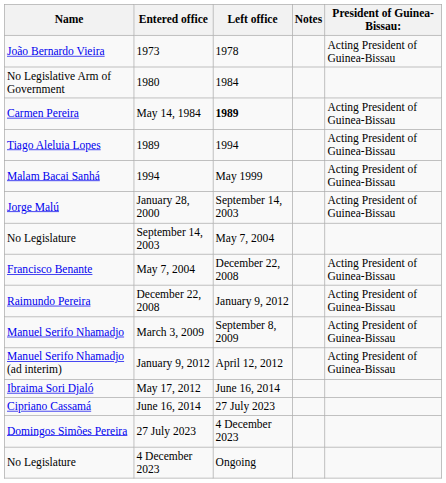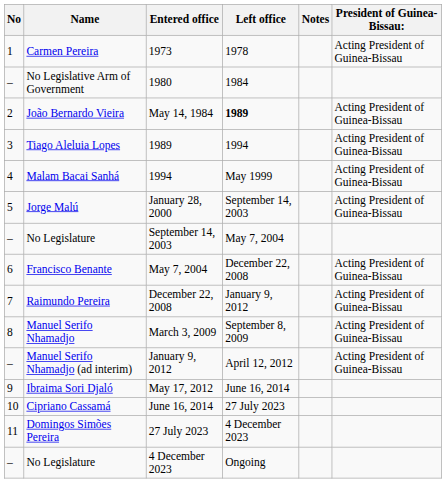+ column: (14, 20)
(56, 51) João Bernardo Vieira -> (62, 51) Carmen Pereira
(43, 113) Carmen Pereira -> (75, 113) João Bernardo Vieira
